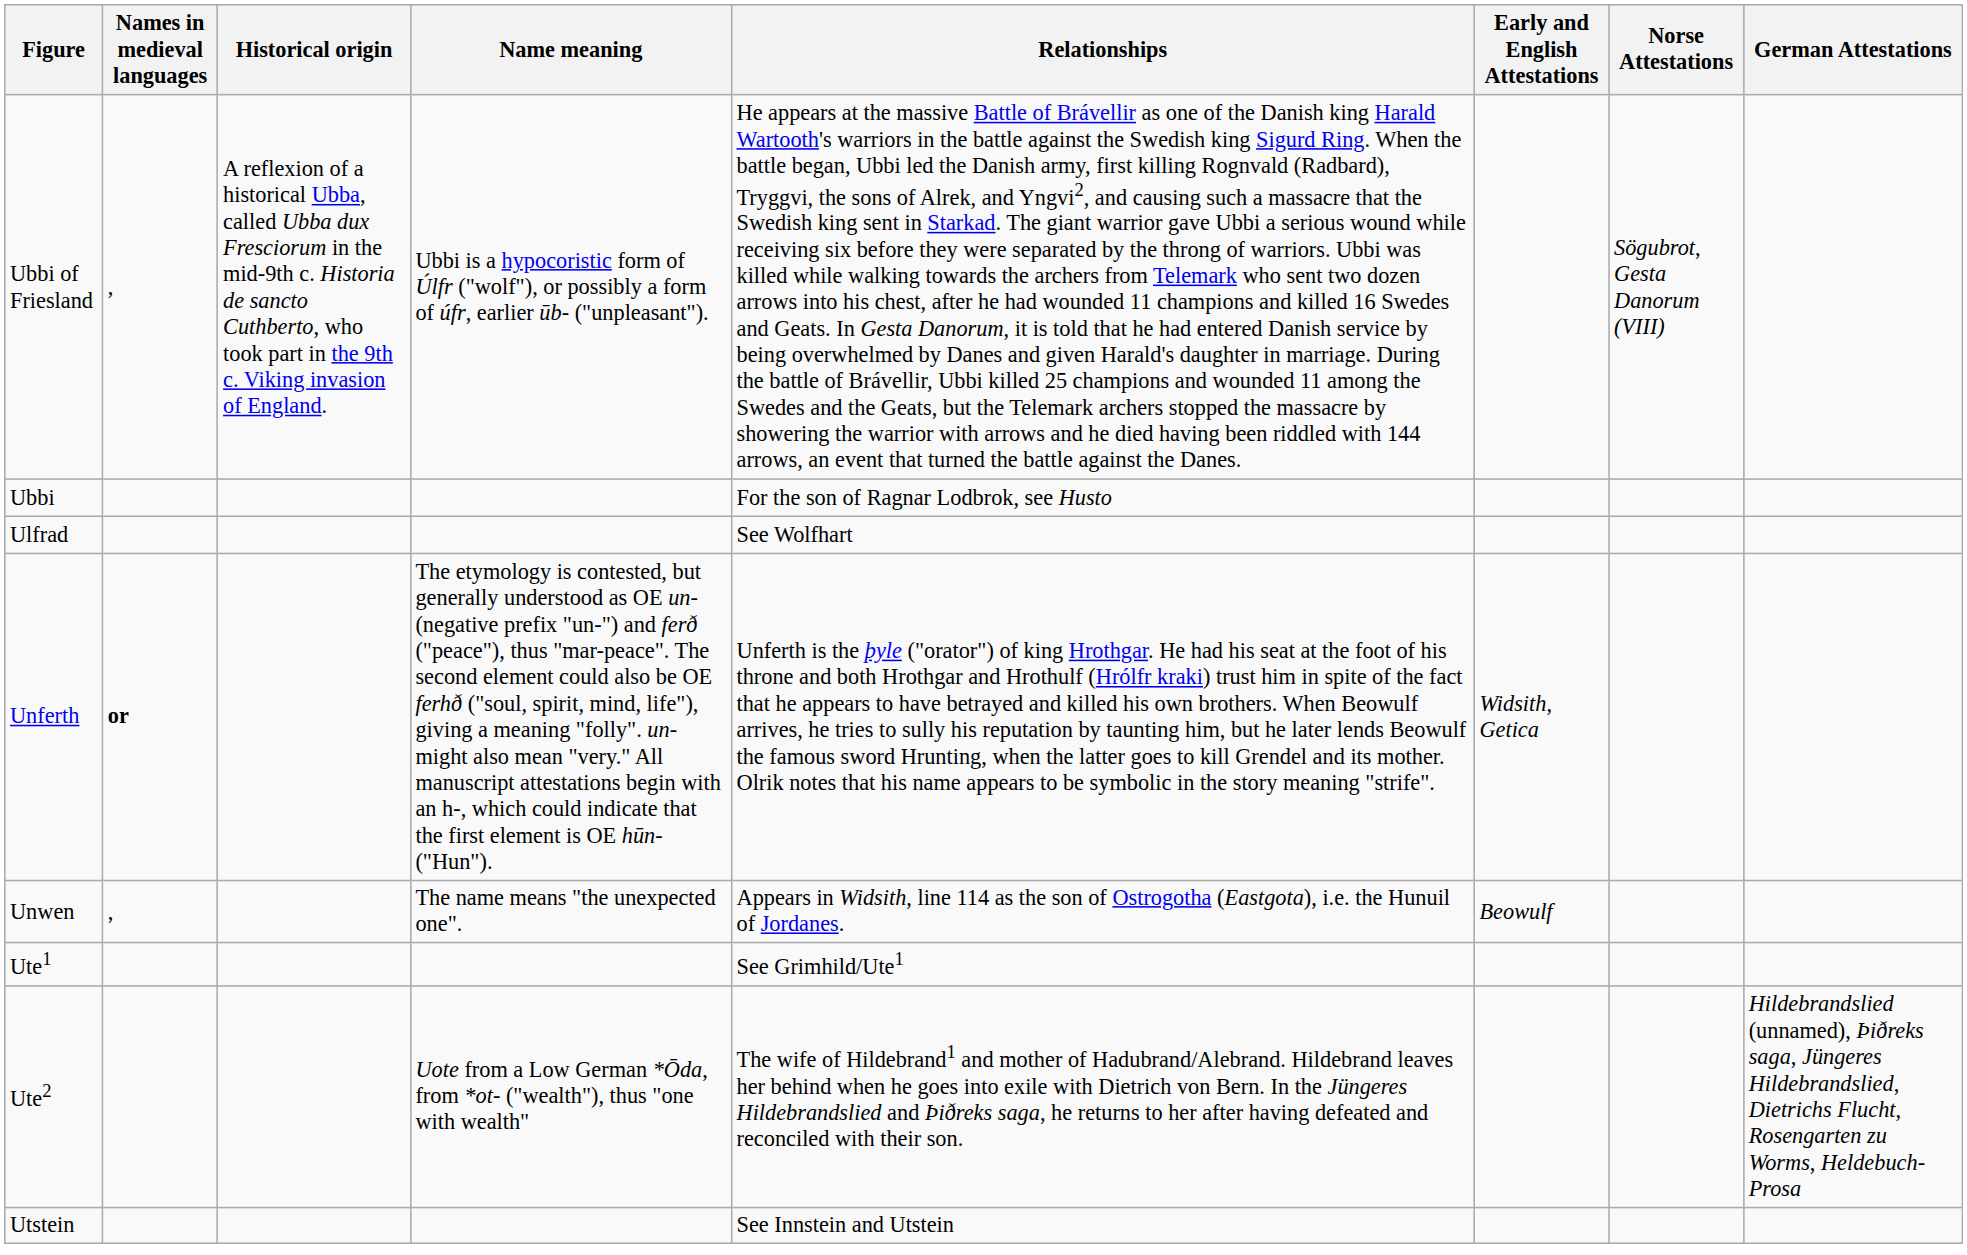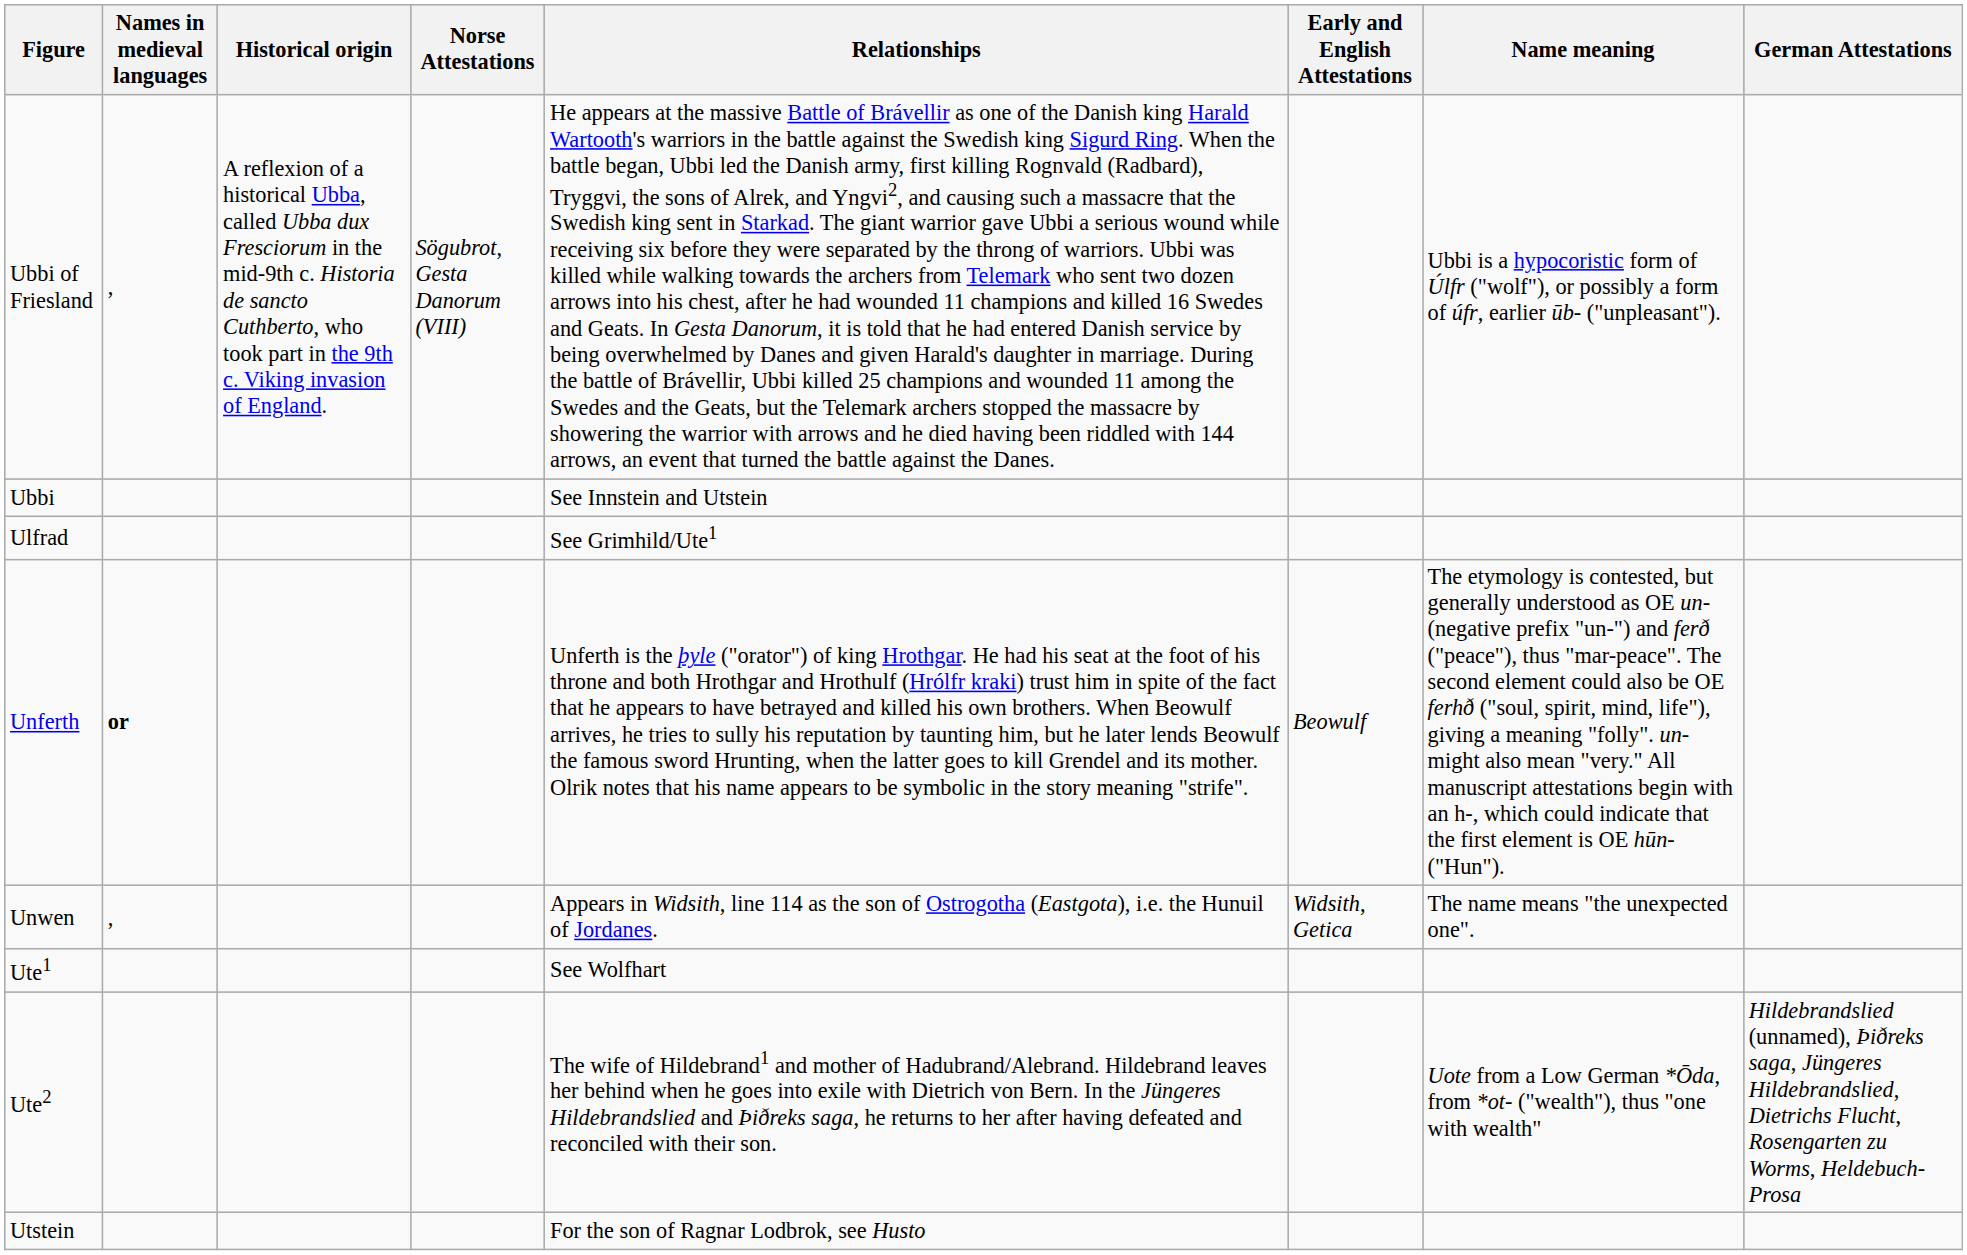columns swapped: (571, 49) <-> (1676, 49)
(924, 498) For the son of Ragnar Lodbrok, see Husto -> (659, 498) See Innstein and Utstein
(795, 534) See Wolfhart -> (634, 537) See Grimhild/Ute1
(1516, 716) Widsith, Getica -> (1330, 722) Beowulf
(1516, 911) Beowulf -> (1329, 917) Widsith, Getica
(820, 964) See Grimhild/Ute1 -> (608, 970) See Wolfhart
(845, 1225) See Innstein and Utstein -> (738, 1231) For the son of Ragnar Lodbrok, see Husto
